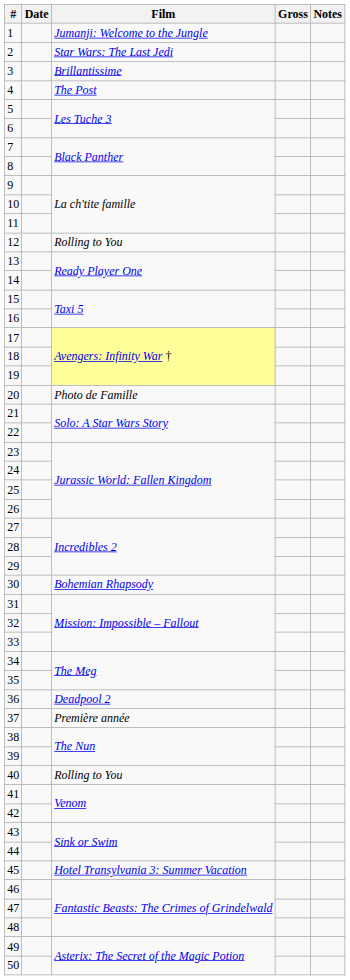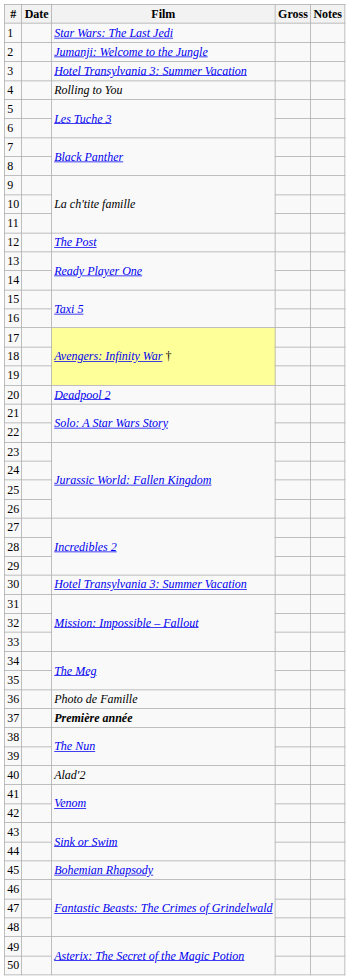(131, 33) Jumanji: Welcome to the Jungle -> (114, 33) Star Wars: The Last Jedi
(114, 52) Star Wars: The Last Jedi -> (131, 52) Jumanji: Welcome to the Jungle
(88, 71) Brillantissime -> (151, 71) Hotel Transylvania 3: Summer Vacation
(75, 90) The Post -> (88, 90) Rolling to You
(88, 242) Rolling to You -> (75, 242) The Post
(96, 394) Photo de Famille -> (82, 394) Deadpool 2
(104, 584) Bohemian Rhapsody -> (151, 584) Hotel Transylvania 3: Summer Vacation
(82, 699) Deadpool 2 -> (96, 699) Photo de Famille
(92, 718) normal -> (93, 718) bold
(88, 775) Rolling to You -> (70, 775) Alad'2
(151, 870) Hotel Transylvania 3: Summer Vacation -> (104, 870) Bohemian Rhapsody
